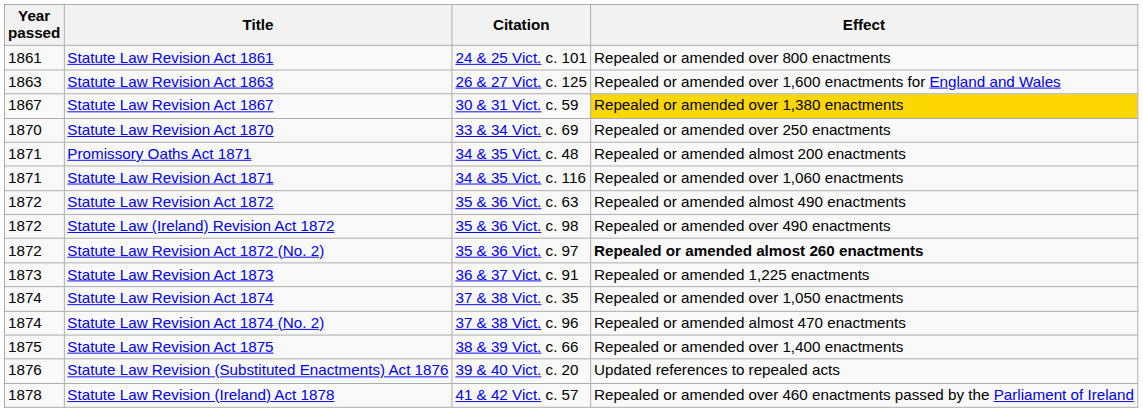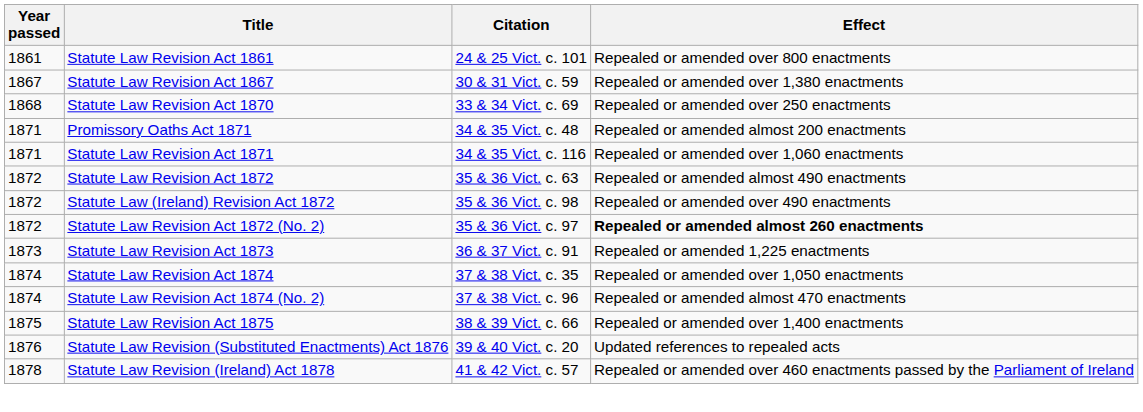- row: (170, 81)
(749, 105) gold background -> (749, 81) no background
(25, 130) 1870 -> (25, 105) 1868
